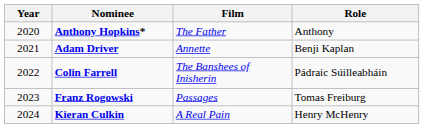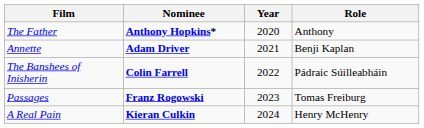columns swapped: (28, 13) <-> (233, 13)
